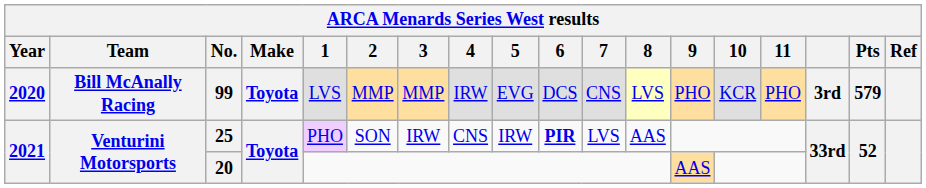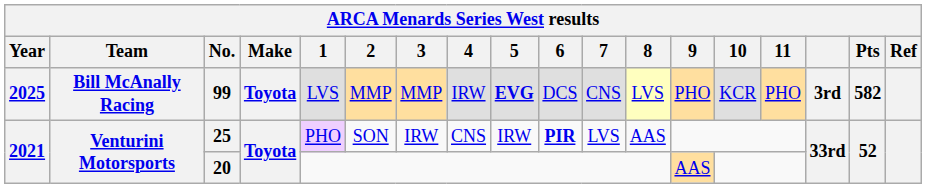(27, 93) 2020 -> (27, 93) 2025
(515, 93) normal -> (514, 93) bold
(868, 93) 579 -> (868, 93) 582
